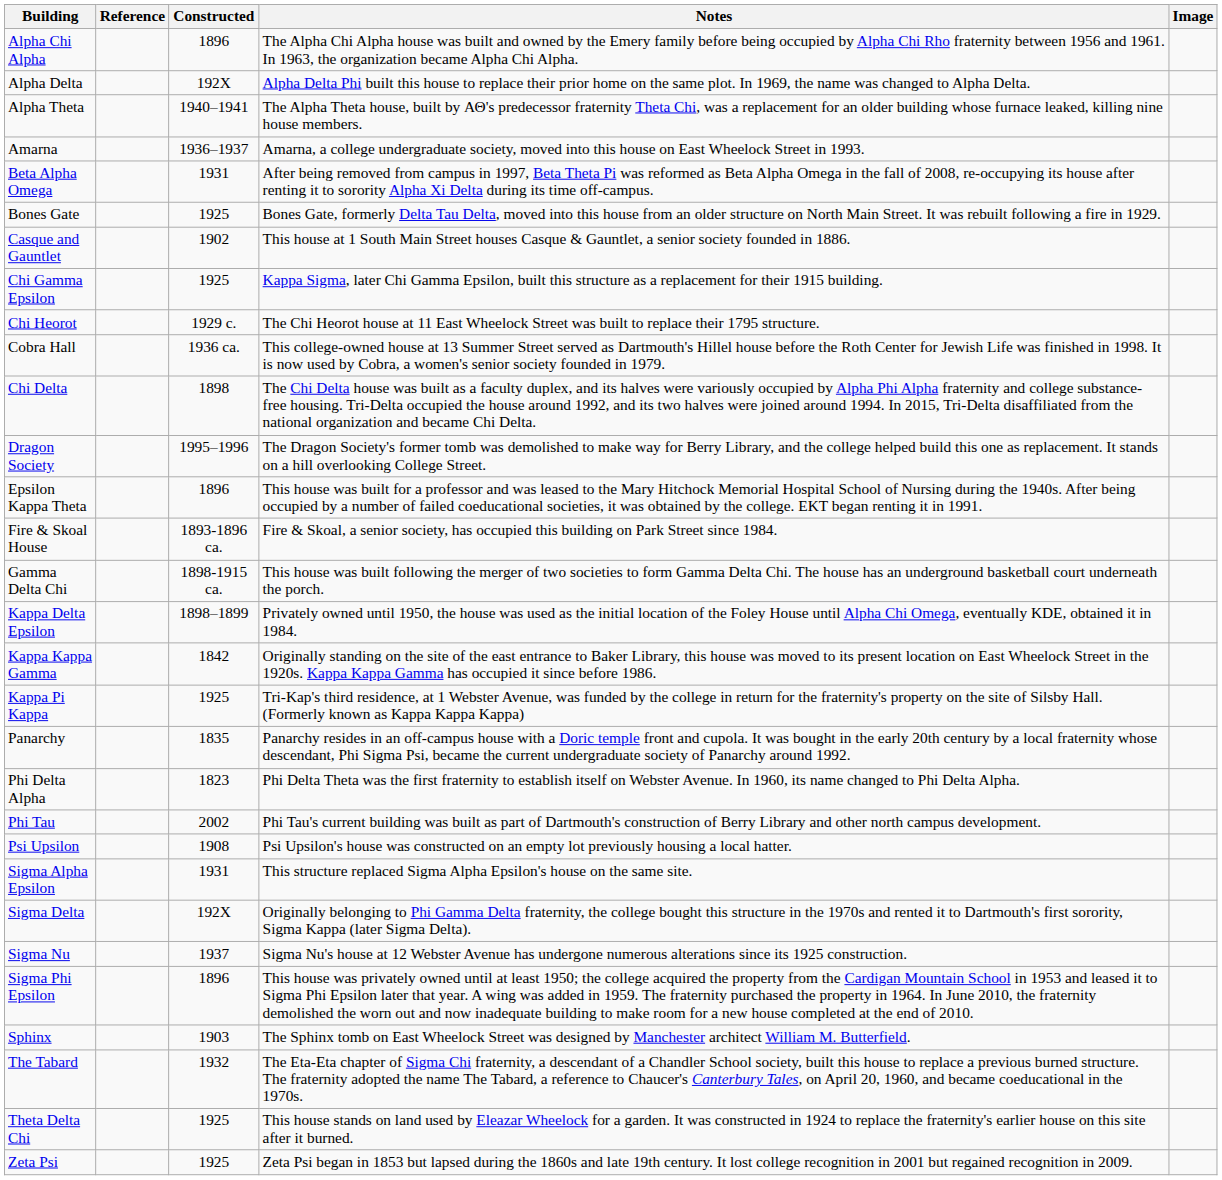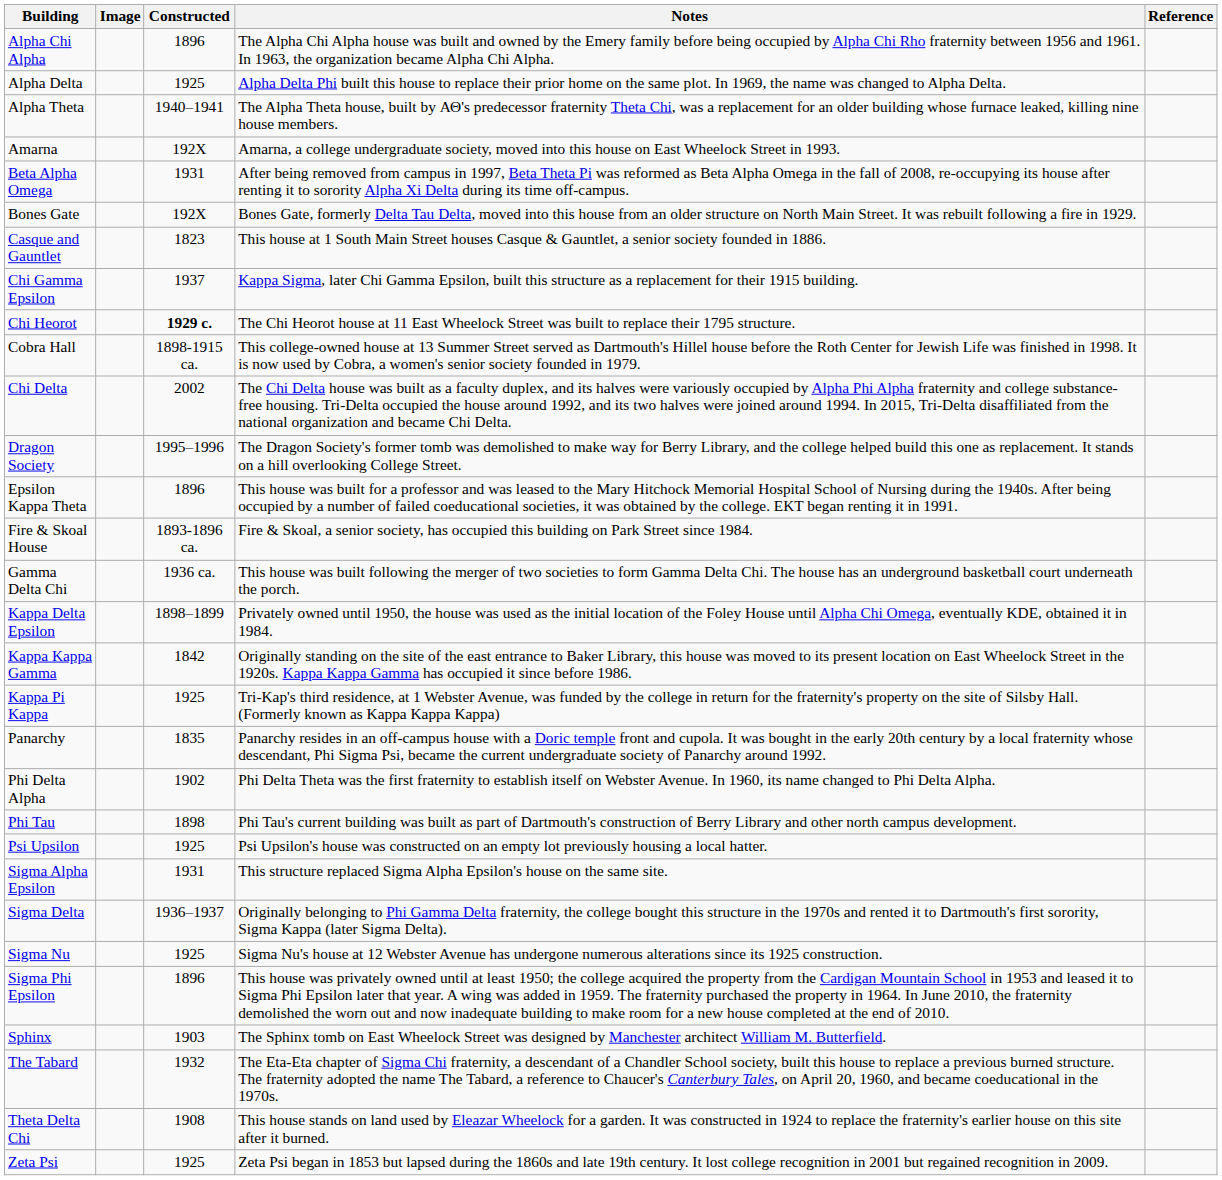columns swapped: (1193, 16) <-> (132, 16)
(214, 82) 192X -> (189, 82) 1925
(214, 148) 1936–1937 -> (189, 148) 192X
(214, 214) 1925 -> (189, 214) 192X
(214, 239) 1902 -> (189, 239) 1823
(214, 280) 1925 -> (189, 280) 1937
(214, 322) normal -> (189, 322) bold
(214, 346) 1936 ca. -> (189, 355) 1898-1915 ca.
(214, 388) 1898 -> (189, 388) 2002
(214, 580) 1898-1915 ca. -> (189, 572) 1936 ca.
(214, 780) 1823 -> (189, 780) 1902
(214, 821) 2002 -> (189, 821) 1898
(214, 846) 1908 -> (189, 846) 1925
(214, 912) 192X -> (189, 912) 1936–1937
(214, 953) 1937 -> (189, 953) 1925
(214, 1120) 1925 -> (189, 1120) 1908
